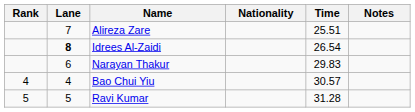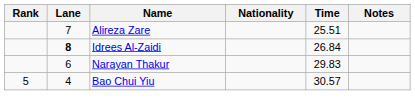(327, 47) 26.54 -> (327, 47) 26.84
(26, 82) 4 -> (26, 82) 5
- row: (120, 99)
